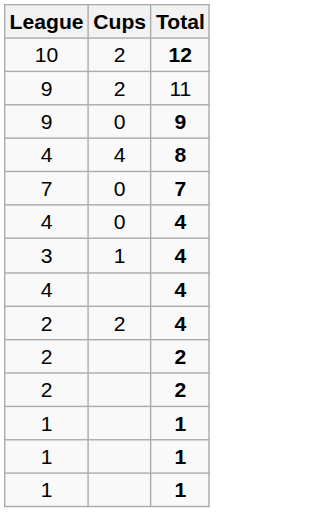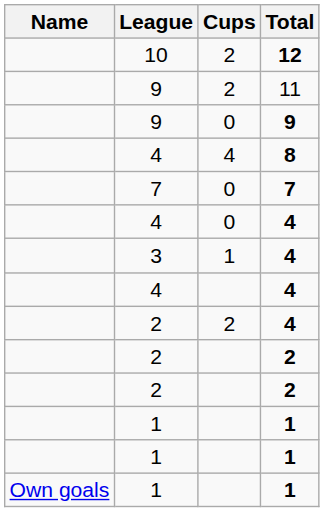+ column: (59, 22)
